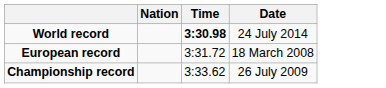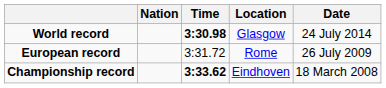+ column: (261, 14)
(273, 53) 18 March 2008 -> (337, 53) 26 July 2009
(205, 72) normal -> (205, 72) bold
(273, 72) 26 July 2009 -> (337, 72) 18 March 2008
